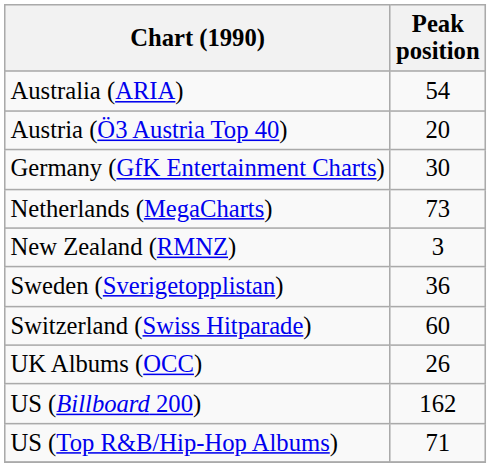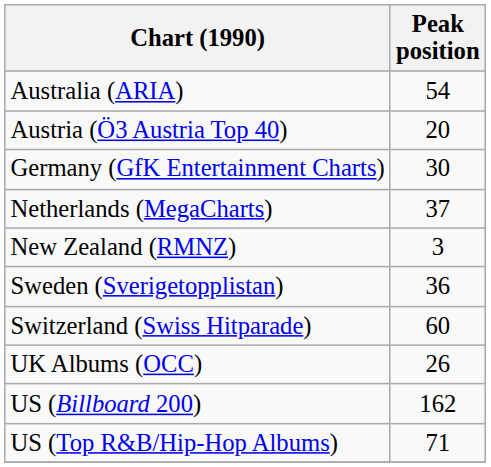(438, 208) 73 -> (438, 208) 37
